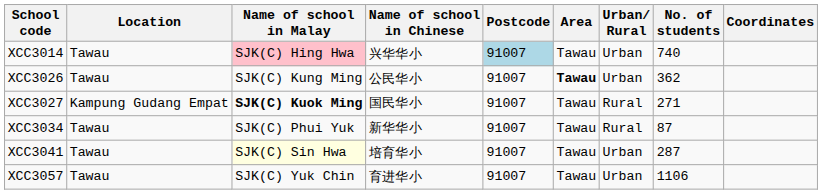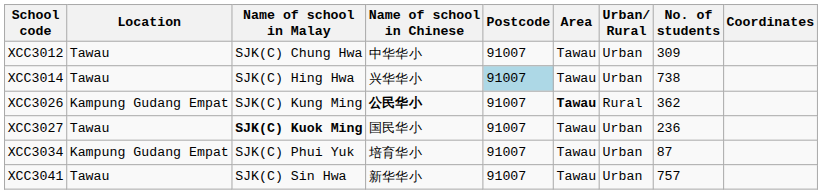+ row: (36, 54)
(295, 54) pink background -> (295, 78) no background
(669, 54) 740 -> (669, 78) 738
(90, 78) Tawau -> (149, 103) Kampung Gudang Empat
(395, 79) normal -> (395, 104) bold
(622, 78) Urban -> (622, 103) Rural
(149, 103) Kampung Gudang Empat -> (90, 128) Tawau
(622, 103) Rural -> (622, 128) Urban
(669, 103) 271 -> (669, 128) 236
(90, 128) Tawau -> (149, 152) Kampung Gudang Empat
(395, 128) 新华华小 -> (395, 153) 培育华小
(622, 128) Rural -> (622, 152) Urban
(291, 152) lightyellow background -> (291, 177) no background
(395, 153) 培育华小 -> (395, 178) 新华华小
(669, 152) 287 -> (669, 177) 757
- row: (36, 177)
